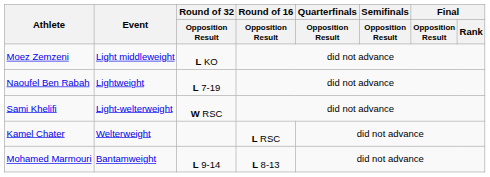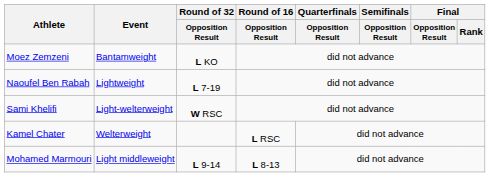(135, 57) Light middleweight -> (126, 57) Bantamweight
(126, 160) Bantamweight -> (135, 160) Light middleweight
